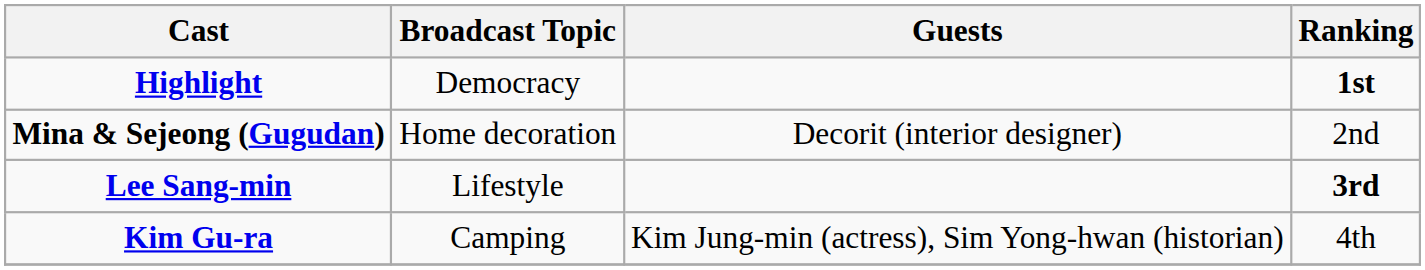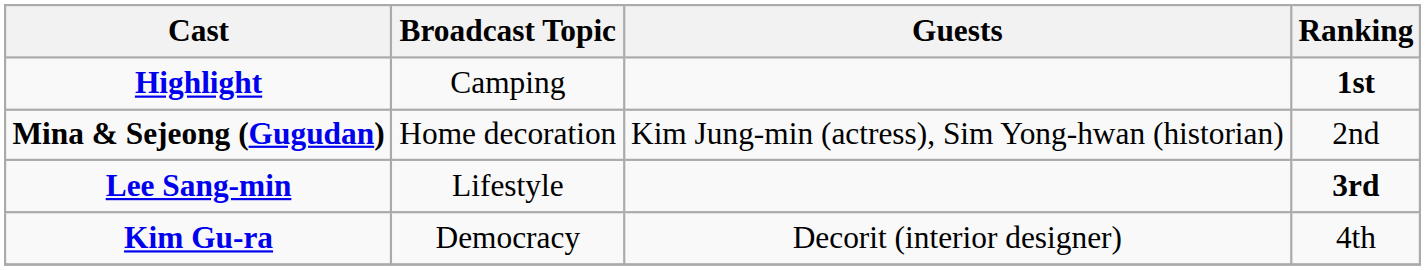(508, 82) Democracy -> (508, 82) Camping
(957, 134) Decorit (interior designer) -> (957, 134) Kim Jung-min (actress), Sim Yong-hwan (historian)
(508, 237) Camping -> (508, 237) Democracy
(957, 237) Kim Jung-min (actress), Sim Yong-hwan (historian) -> (957, 237) Decorit (interior designer)
